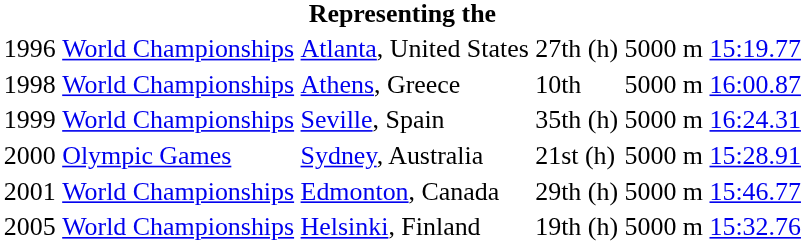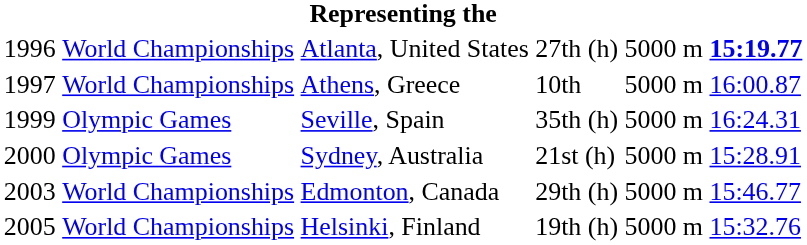(755, 48) normal -> (756, 48) bold
(30, 84) 1998 -> (30, 84) 1997
(178, 120) World Championships -> (147, 120) Olympic Games
(30, 191) 2001 -> (30, 191) 2003
